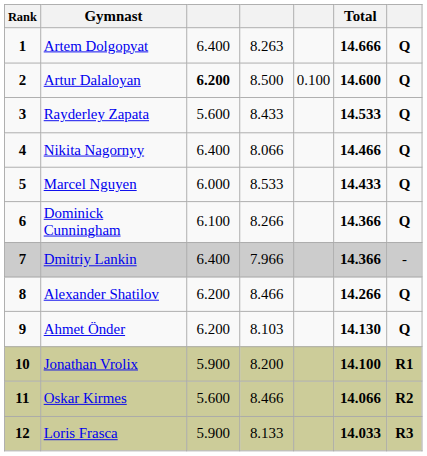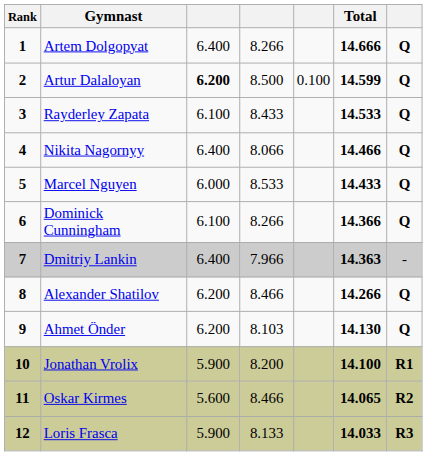(267, 45) 8.263 -> (267, 45) 8.266
(360, 80) 14.600 -> (360, 80) 14.599
(213, 114) 5.600 -> (213, 114) 6.100
(360, 259) 14.366 -> (360, 259) 14.363
(360, 398) 14.066 -> (360, 398) 14.065
